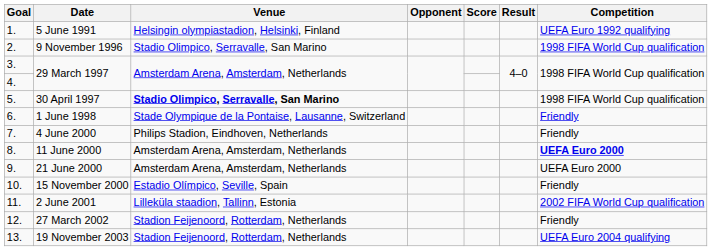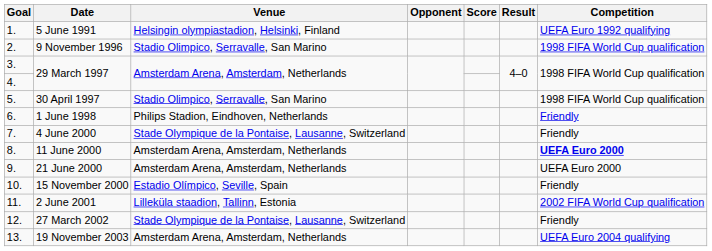(236, 99) bold -> (230, 99) normal
(269, 116) Stade Olympique de la Pontaise, Lausanne, Switzerland -> (231, 116) Philips Stadion, Eindhoven, Netherlands
(231, 133) Philips Stadion, Eindhoven, Netherlands -> (269, 133) Stade Olympique de la Pontaise, Lausanne, Switzerland
(240, 220) Stadion Feijenoord, Rotterdam, Netherlands -> (269, 220) Stade Olympique de la Pontaise, Lausanne, Switzerland
(240, 237) Stadion Feijenoord, Rotterdam, Netherlands -> (240, 237) Amsterdam Arena, Amsterdam, Netherlands
